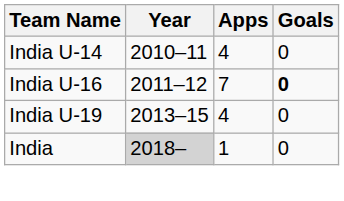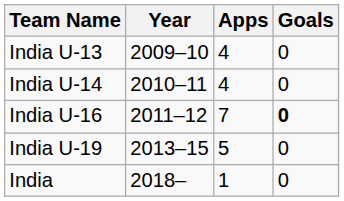+ row: (56, 52)
(224, 116) 4 -> (224, 148) 5
(158, 148) lightgrey background -> (158, 180) no background
